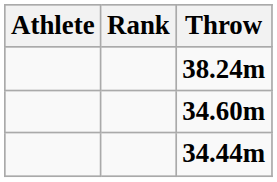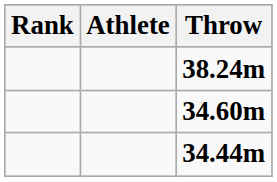columns swapped: (138, 25) <-> (53, 25)
